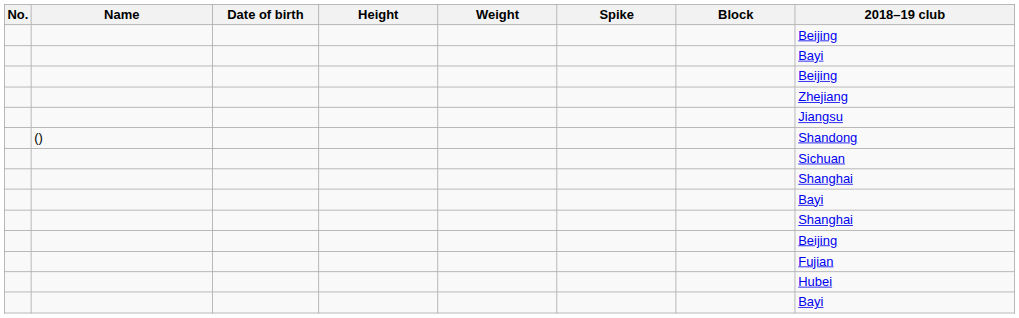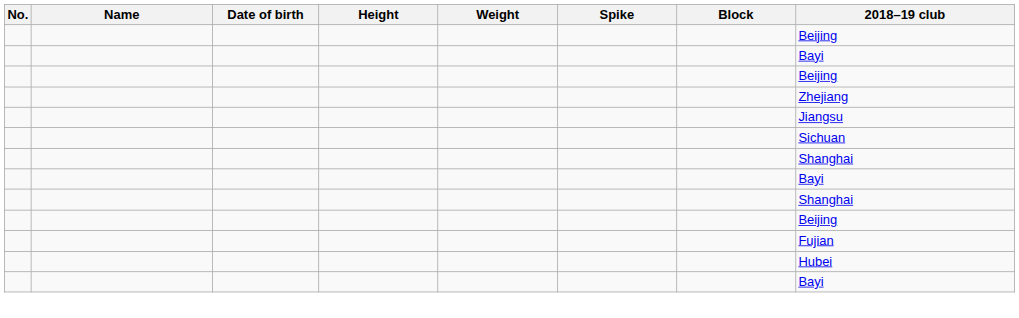- row: (18, 138)
